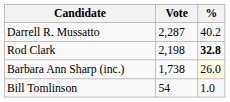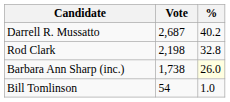(172, 32) 2,287 -> (172, 32) 2,687
(211, 50) bold -> (211, 50) normal
